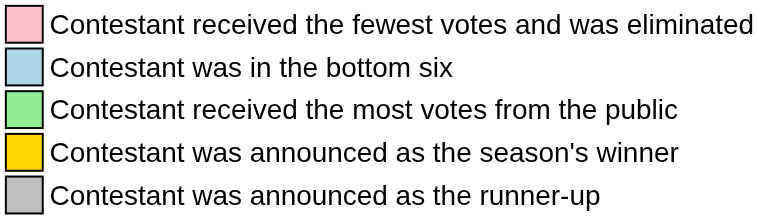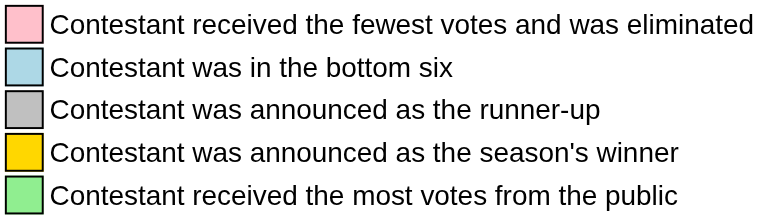rows swapped: (364, 110) <-> (325, 195)
